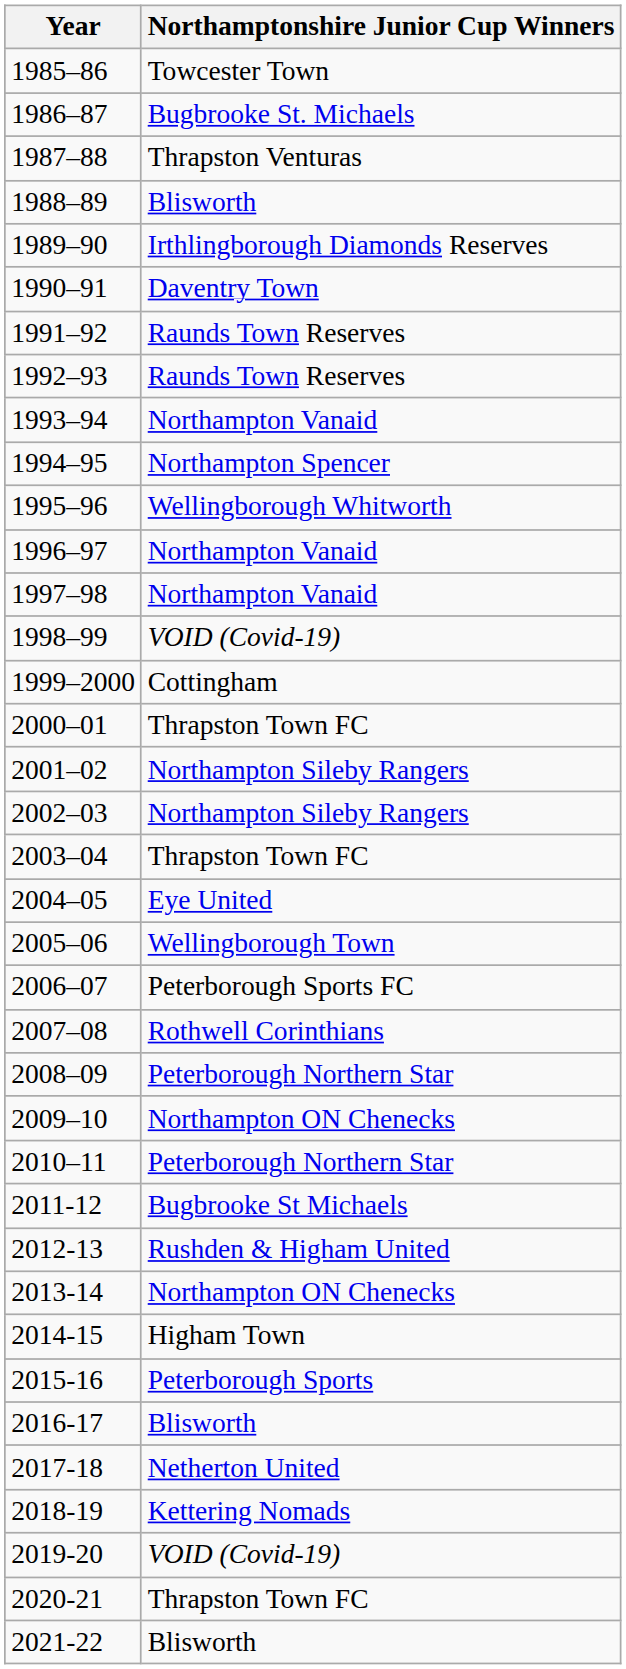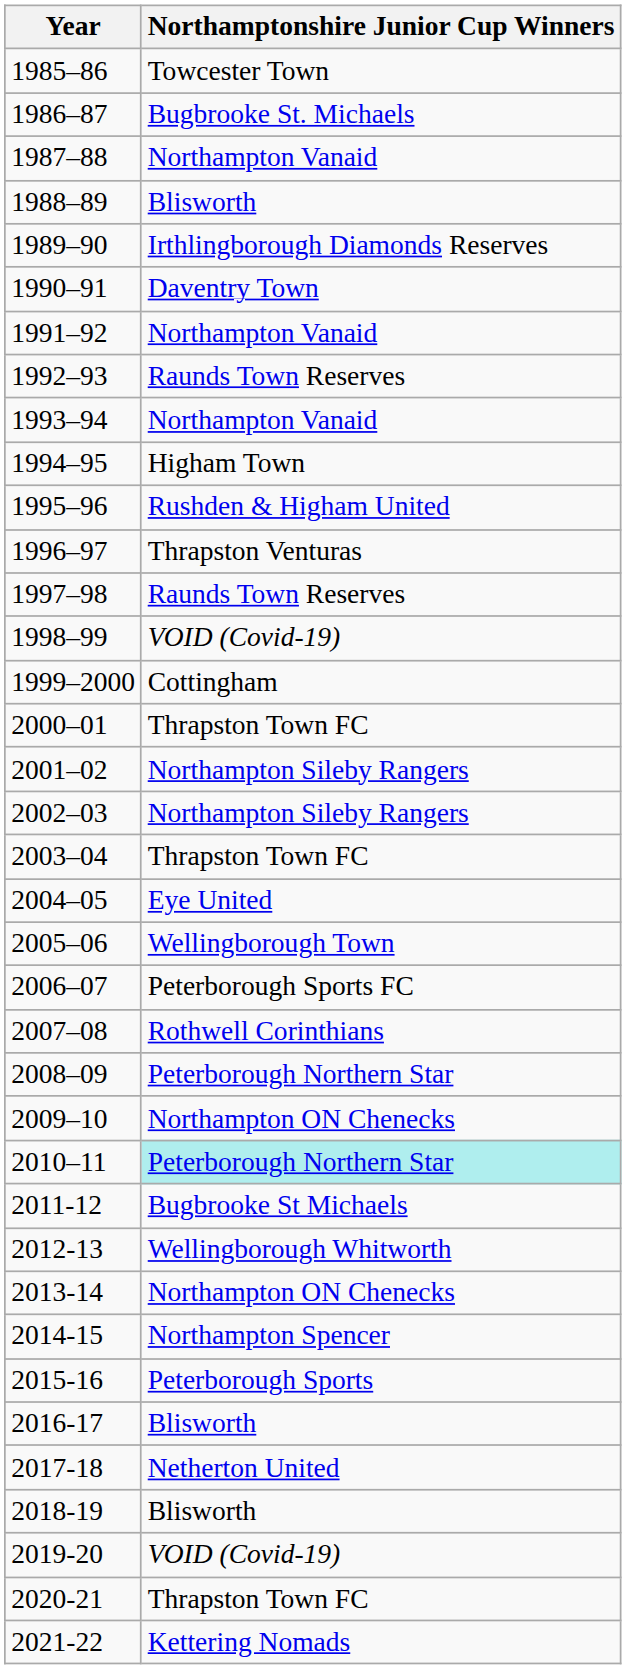(255, 157) Thrapston Venturas -> (263, 157) Northampton Vanaid
(276, 332) Raunds Town Reserves -> (263, 332) Northampton Vanaid
(269, 463) Northampton Spencer -> (226, 463) Higham Town
(300, 506) Wellingborough Whitworth -> (299, 506) Rushden & Higham United
(263, 550) Northampton Vanaid -> (255, 550) Thrapston Venturas
(263, 594) Northampton Vanaid -> (276, 594) Raunds Town Reserves
(301, 1161) no background -> (301, 1161) paleturquoise background
(299, 1248) Rushden & Higham United -> (300, 1248) Wellingborough Whitworth
(226, 1336) Higham Town -> (269, 1336) Northampton Spencer
(249, 1510) Kettering Nomads -> (202, 1510) Blisworth
(202, 1641) Blisworth -> (249, 1641) Kettering Nomads
